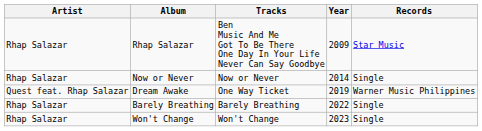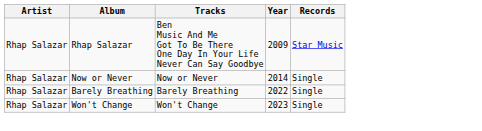- row: (160, 92)
